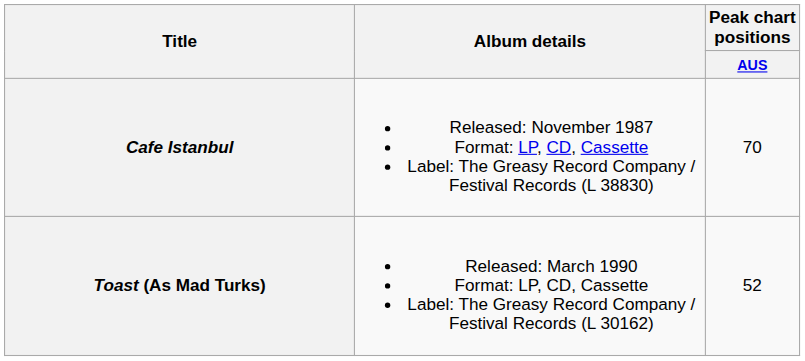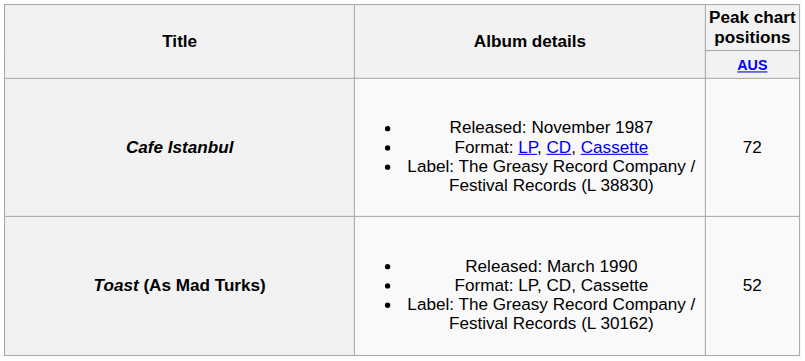(752, 147) 70 -> (752, 147) 72
